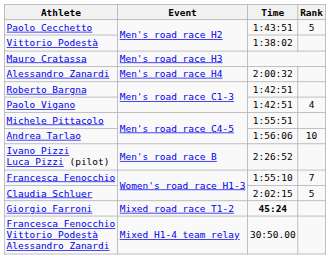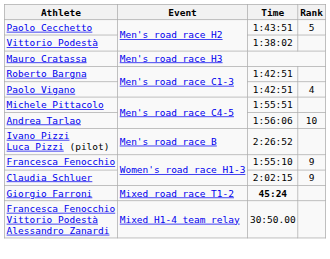- row: (58, 74)
(312, 178) 7 -> (312, 162) 9
(312, 193) 5 -> (312, 178) 9
